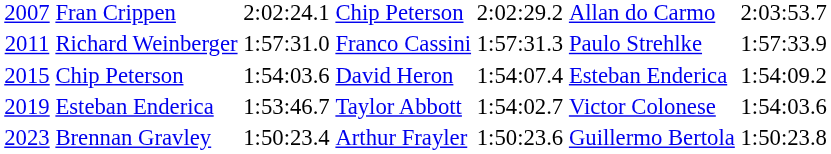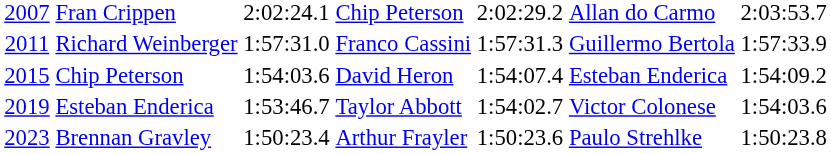(635, 44) Paulo Strehlke -> (652, 44) Guillermo Bertola
(652, 137) Guillermo Bertola -> (635, 137) Paulo Strehlke
